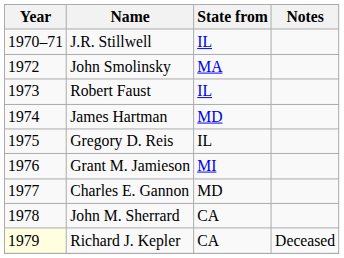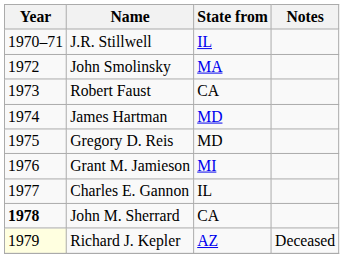(205, 91) IL -> (208, 91) CA
(205, 141) IL -> (210, 141) MD
(210, 191) MD -> (205, 191) IL
(24, 215) normal -> (24, 215) bold
(208, 240) CA -> (208, 240) AZ
